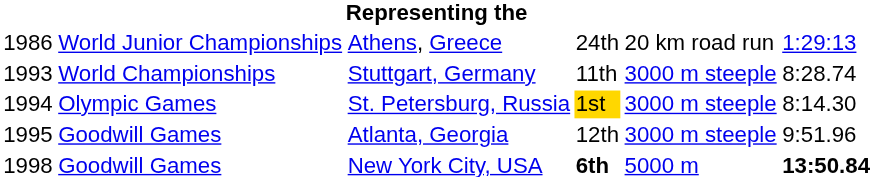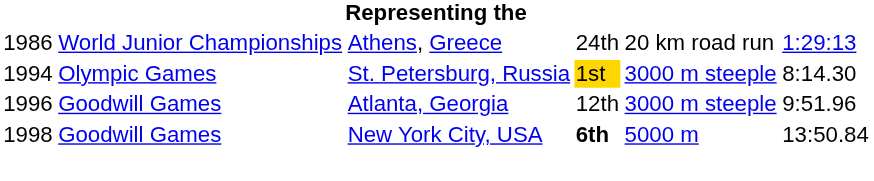- row: (442, 73)
(28, 134) 1995 -> (28, 104) 1996
(826, 165) bold -> (826, 134) normal
